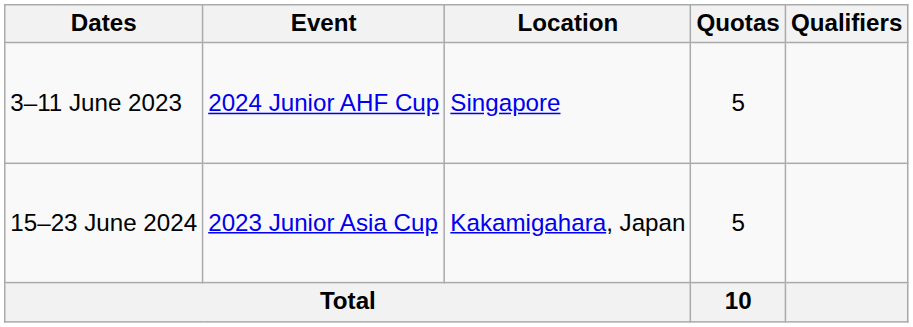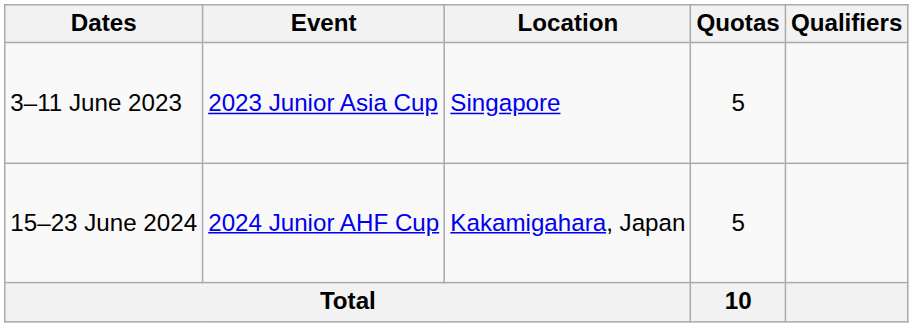(324, 102) 2024 Junior AHF Cup -> (323, 102) 2023 Junior Asia Cup
(323, 222) 2023 Junior Asia Cup -> (324, 222) 2024 Junior AHF Cup
